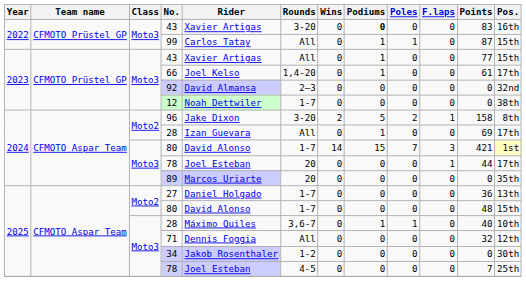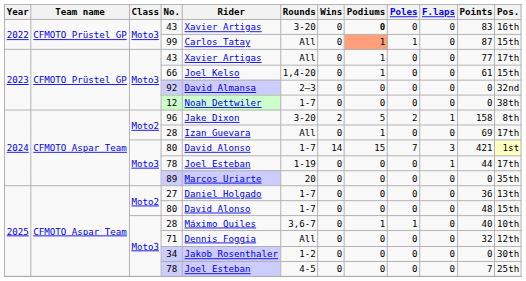(383, 43) no background -> (383, 43) lightsalmon background
(508, 58) 15th -> (508, 58) 17th
(508, 73) 17th -> (508, 73) 15th
(310, 163) 20 -> (305, 163) 1-19
